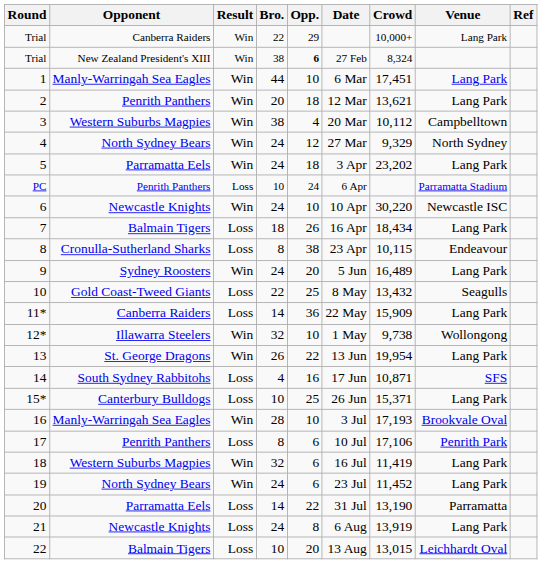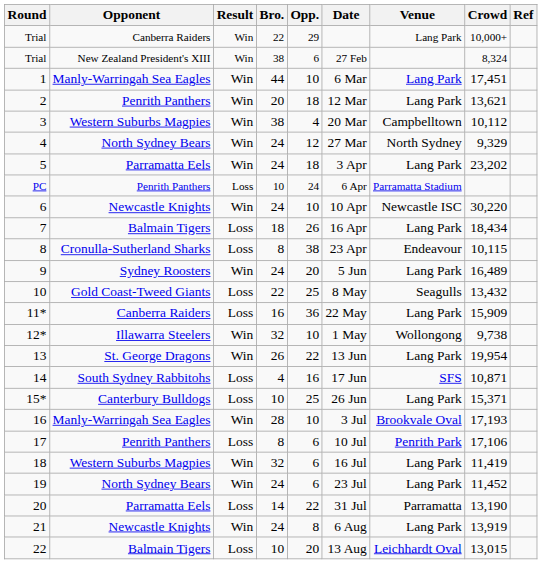columns swapped: (463, 15) <-> (393, 15)
(316, 57) bold -> (316, 58) normal
(277, 313) 14 -> (277, 313) 16
(241, 526) Loss -> (242, 526) Win
